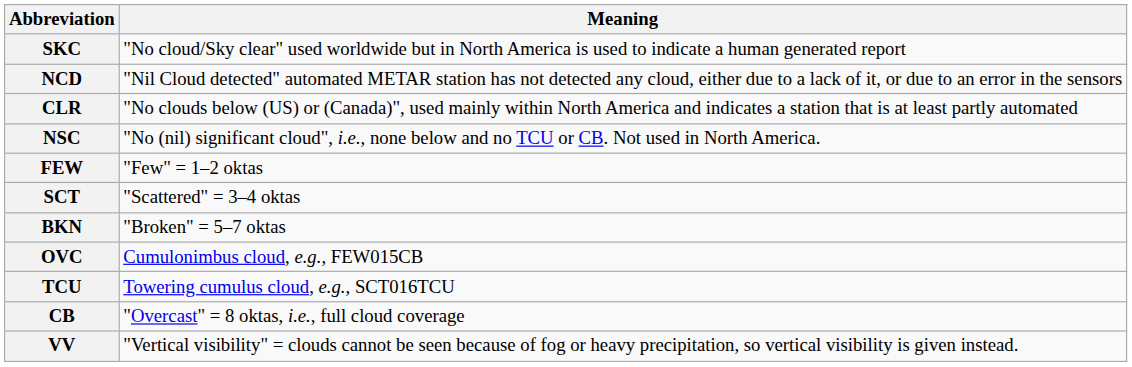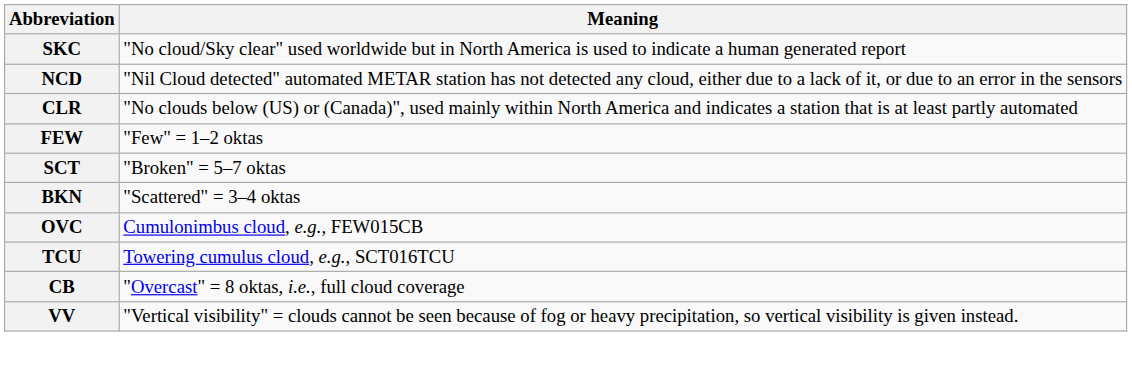- row: (62, 138)
(212, 197) "Scattered" = 3–4 oktas -> (205, 167) "Broken" = 5–7 oktas
(205, 227) "Broken" = 5–7 oktas -> (212, 197) "Scattered" = 3–4 oktas
